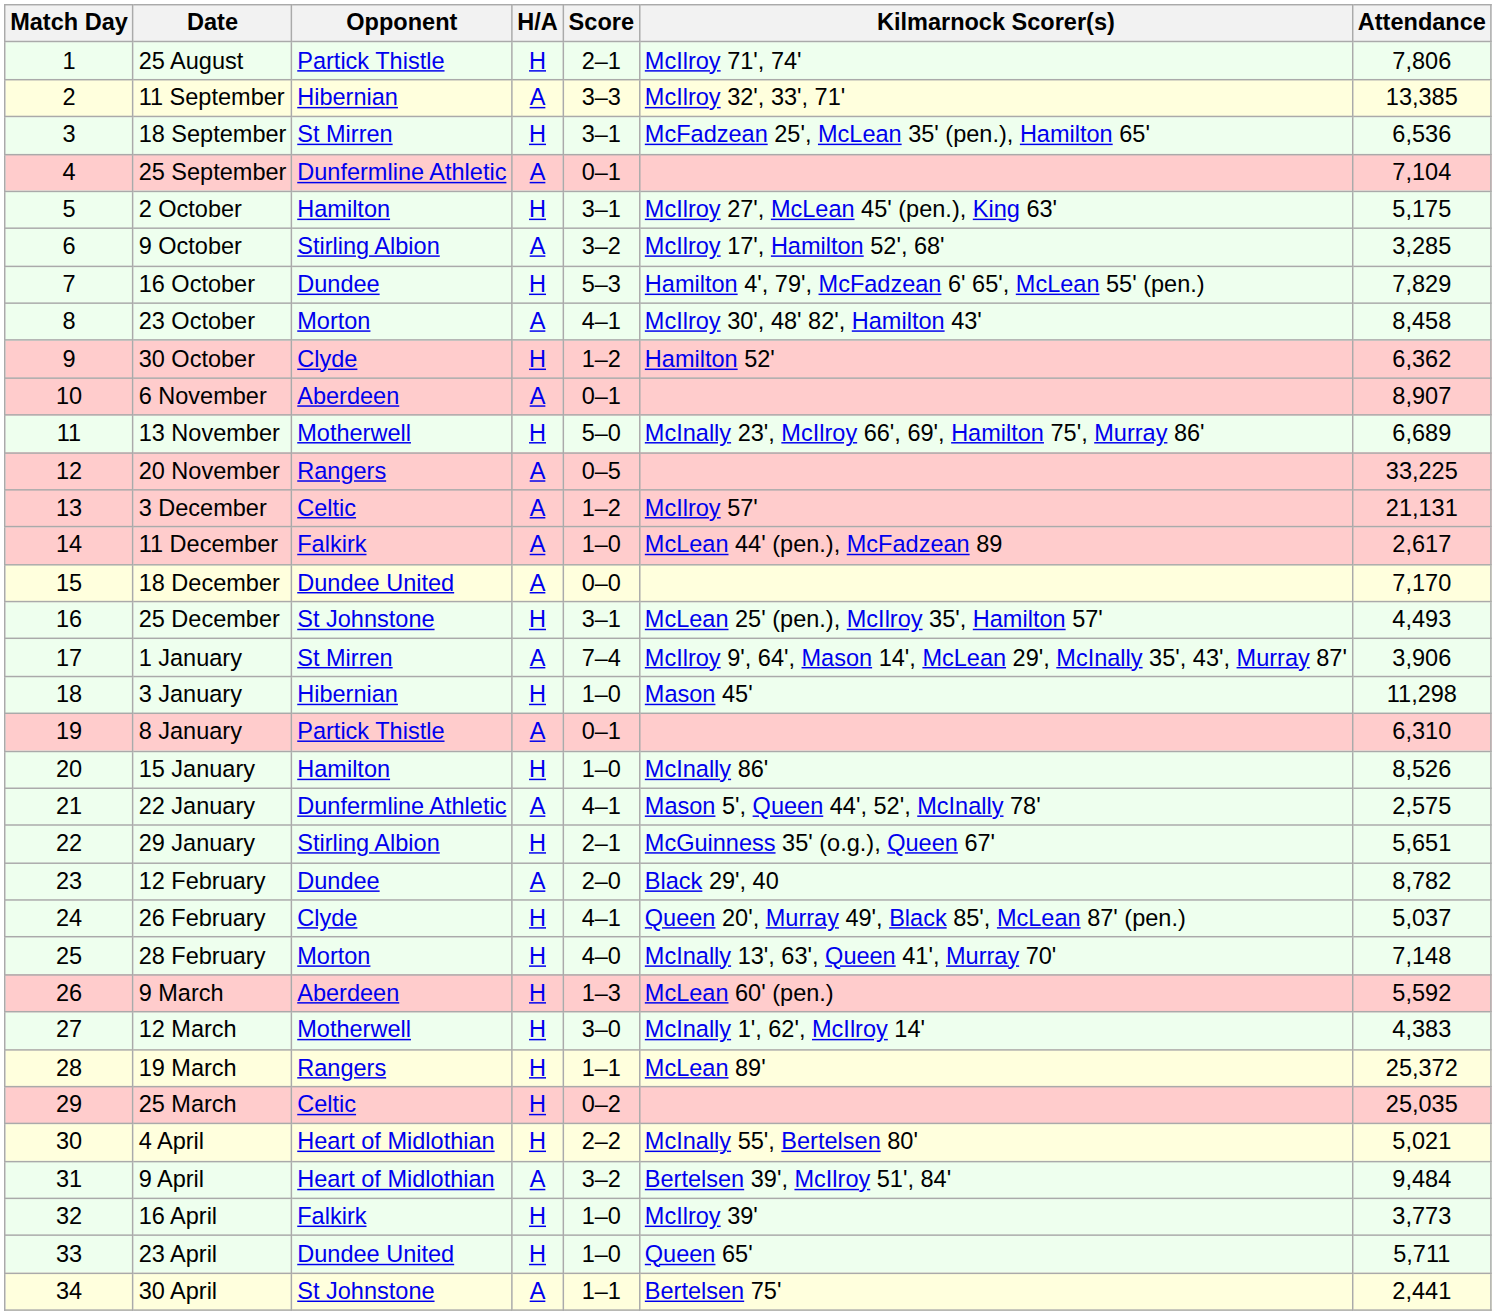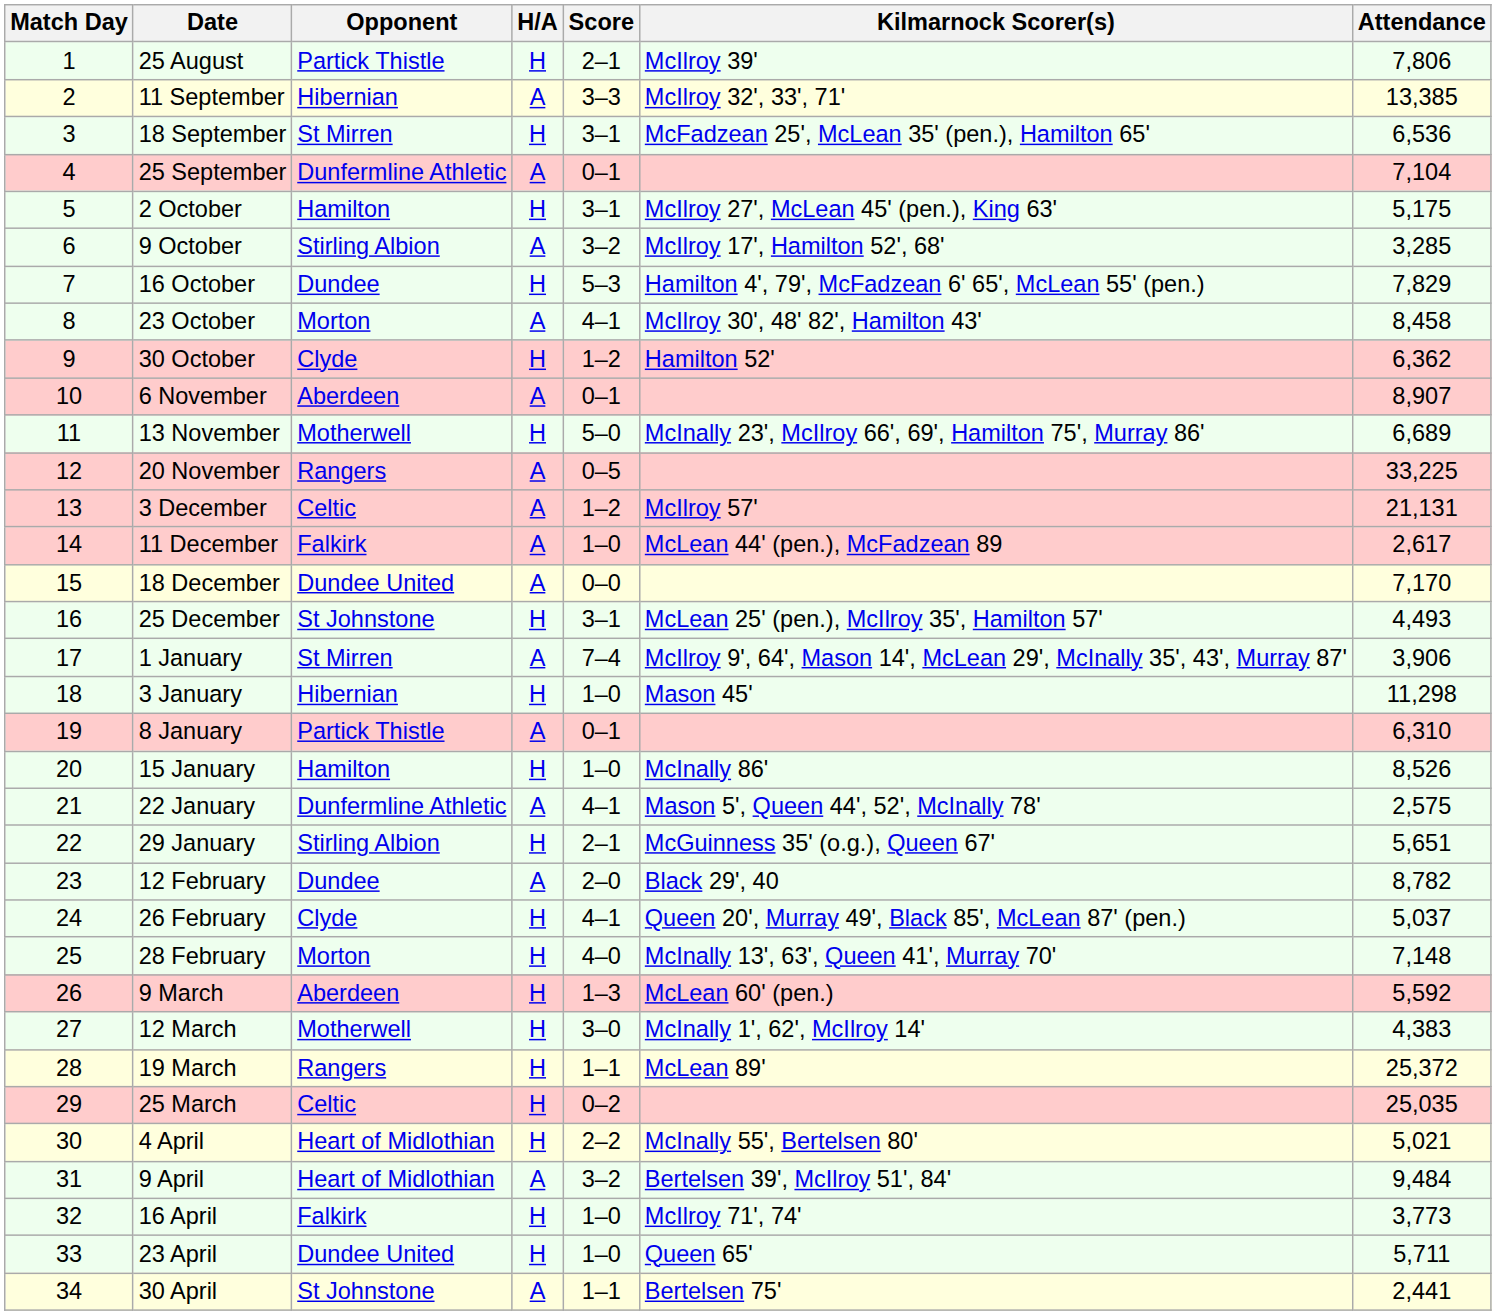(723, 60) McIlroy 71', 74' -> (701, 60) McIlroy 39'
(701, 1216) McIlroy 39' -> (723, 1216) McIlroy 71', 74'
